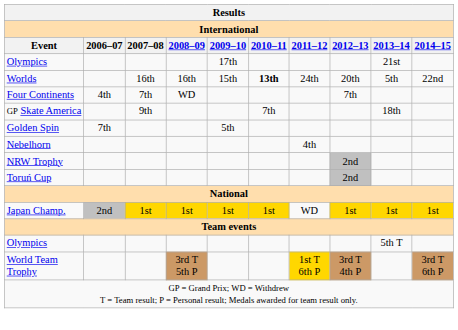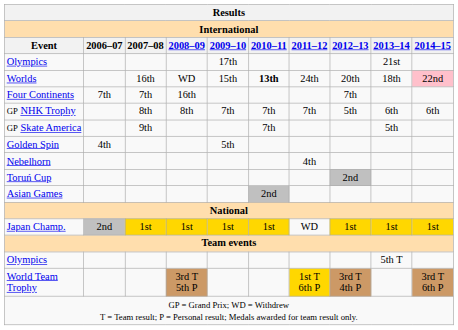(187, 78) 16th -> (187, 78) WD
(392, 78) 5th -> (392, 78) 18th
(433, 78) no background -> (433, 78) pink background
(104, 95) 4th -> (104, 95) 7th
(187, 95) WD -> (187, 95) 16th
+ row: (41, 111)
(392, 111) 18th -> (392, 128) 5th
(104, 128) 7th -> (104, 144) 4th
- row: (35, 161)
+ row: (35, 194)
